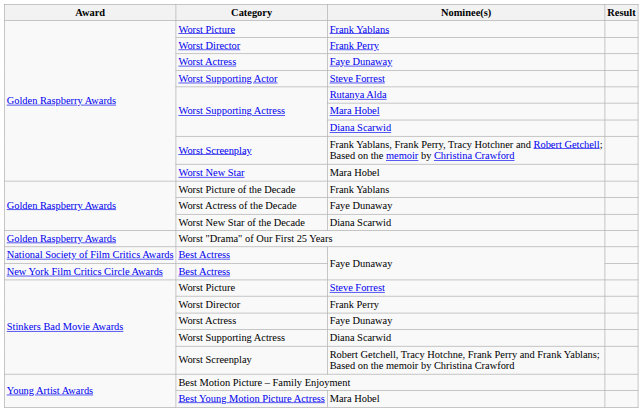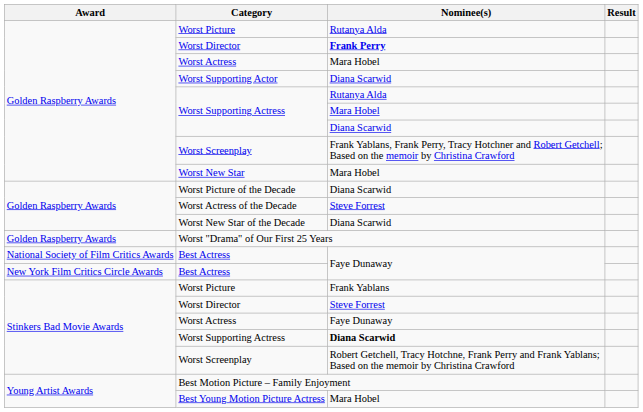(359, 29) Frank Yablans -> (358, 29) Rutanya Alda
(354, 45) normal -> (358, 45) bold
(361, 62) Faye Dunaway -> (355, 62) Mara Hobel
(357, 78) Steve Forrest -> (360, 78) Diana Scarwid
(359, 189) Frank Yablans -> (360, 189) Diana Scarwid
(361, 205) Faye Dunaway -> (357, 205) Steve Forrest
(357, 288) Steve Forrest -> (359, 288) Frank Yablans
(354, 304) Frank Perry -> (357, 304) Steve Forrest
(360, 337) normal -> (362, 337) bold
